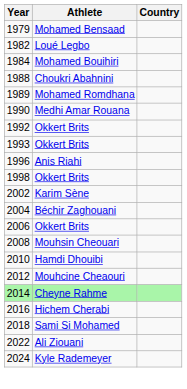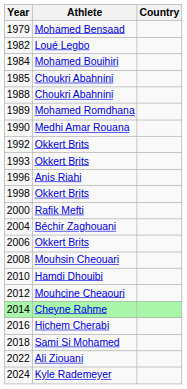+ row: (18, 78)
+ row: (18, 210)
- row: (18, 194)
